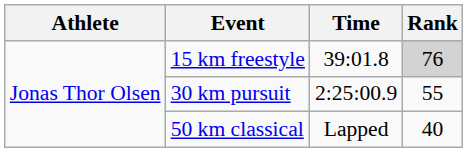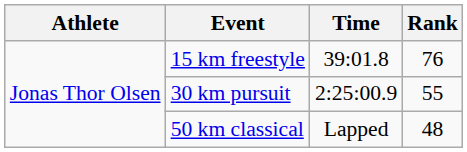(433, 58) lightgrey background -> (433, 58) no background
(433, 129) 40 -> (433, 129) 48
